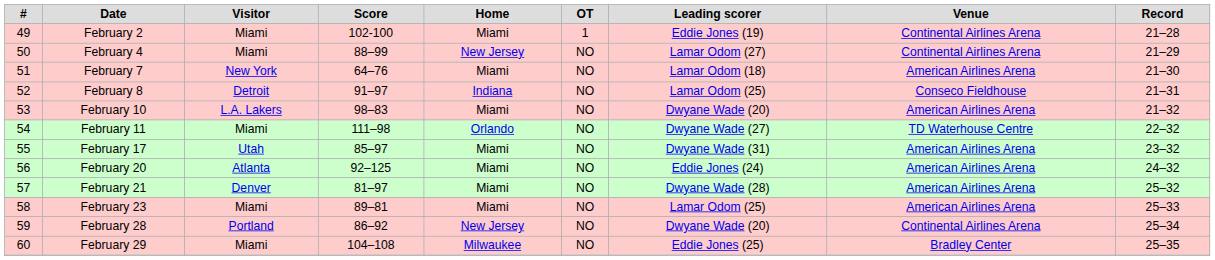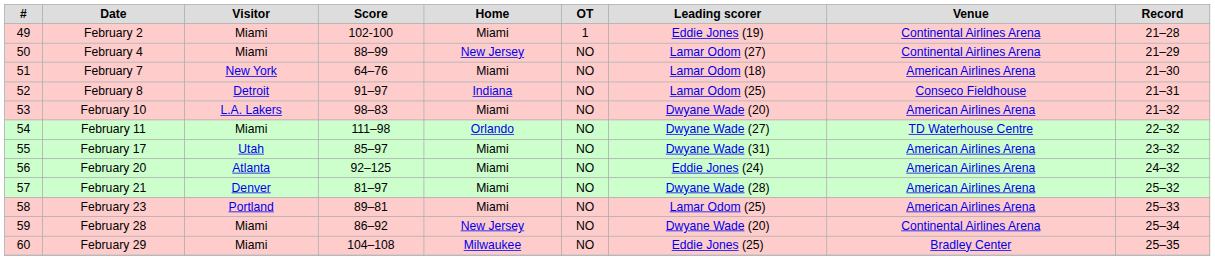(251, 206) Miami -> (251, 206) Portland
(251, 226) Portland -> (251, 226) Miami
